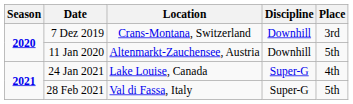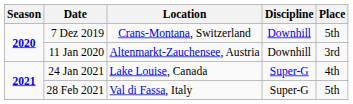(332, 33) 3rd -> (332, 33) 5th
(332, 52) 5th -> (332, 52) 3rd
